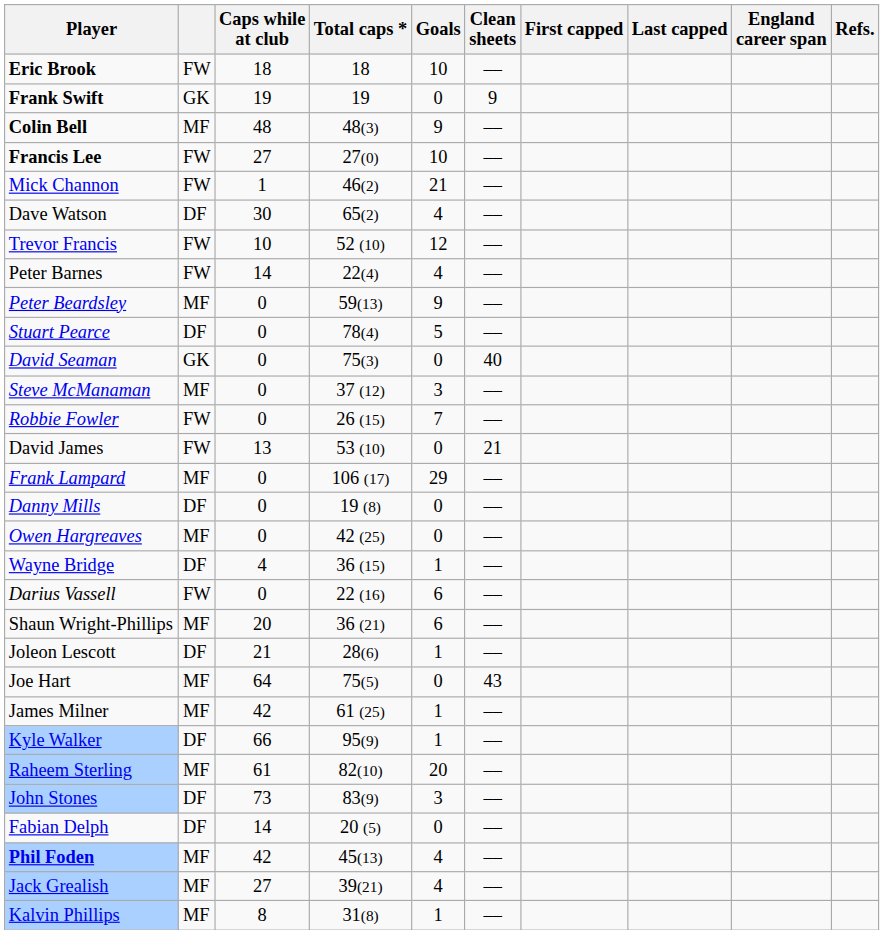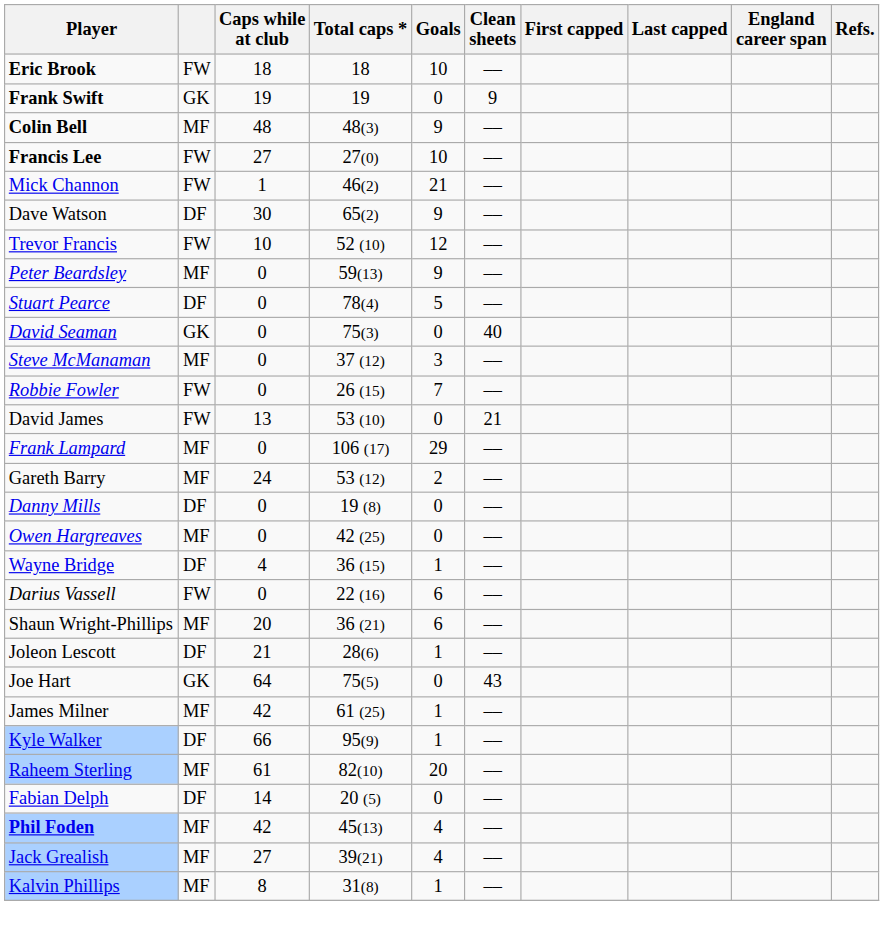(438, 214) 4 -> (438, 214) 9
- row: (56, 273)
+ row: (57, 477)
(196, 681) MF -> (196, 681) GK
- row: (53, 798)
